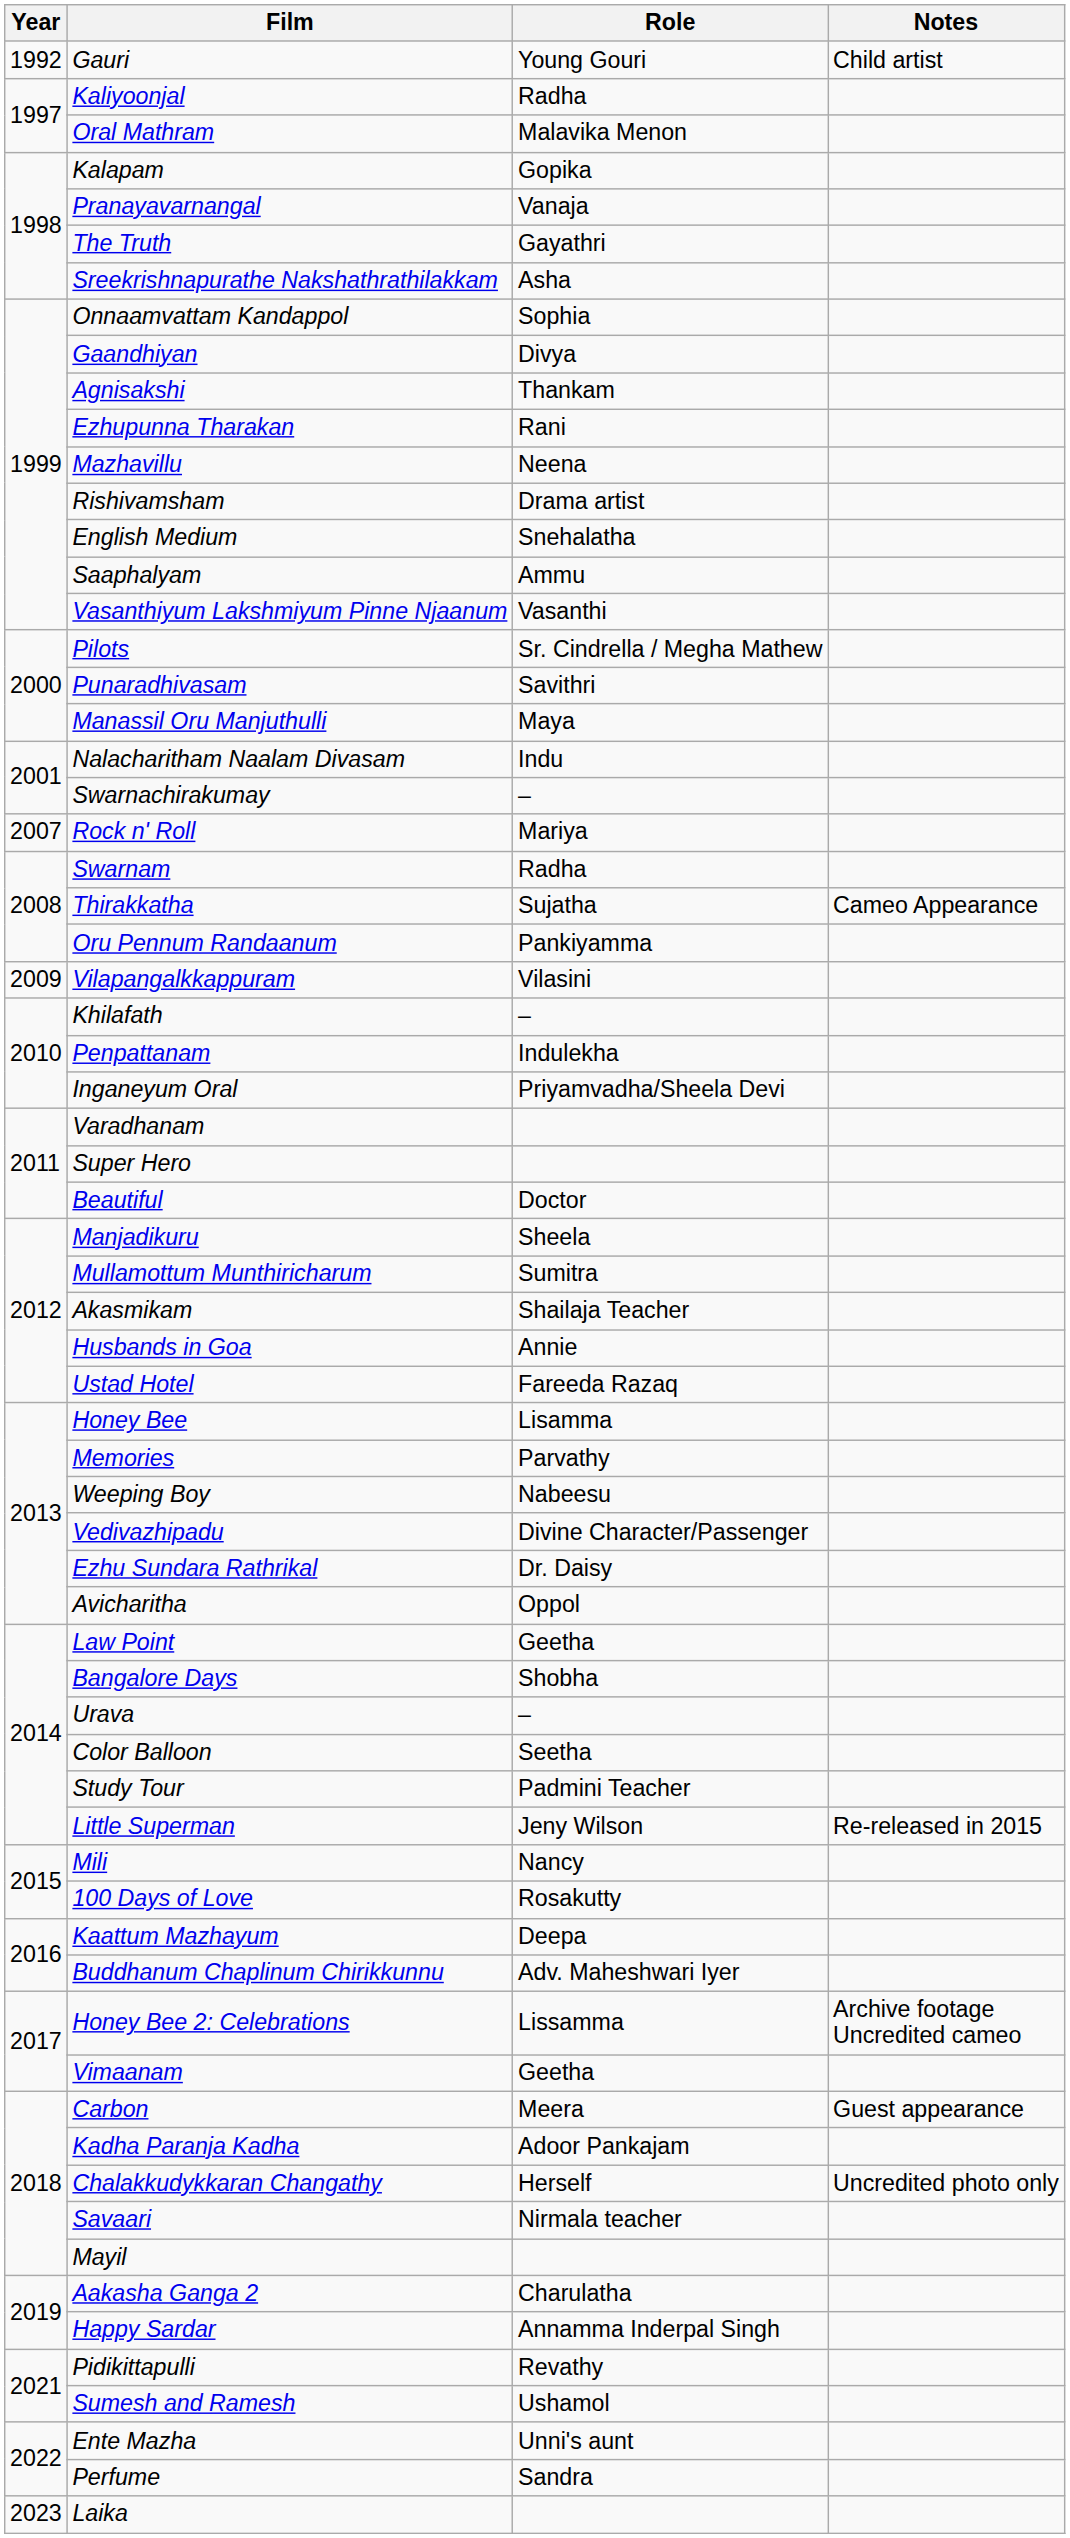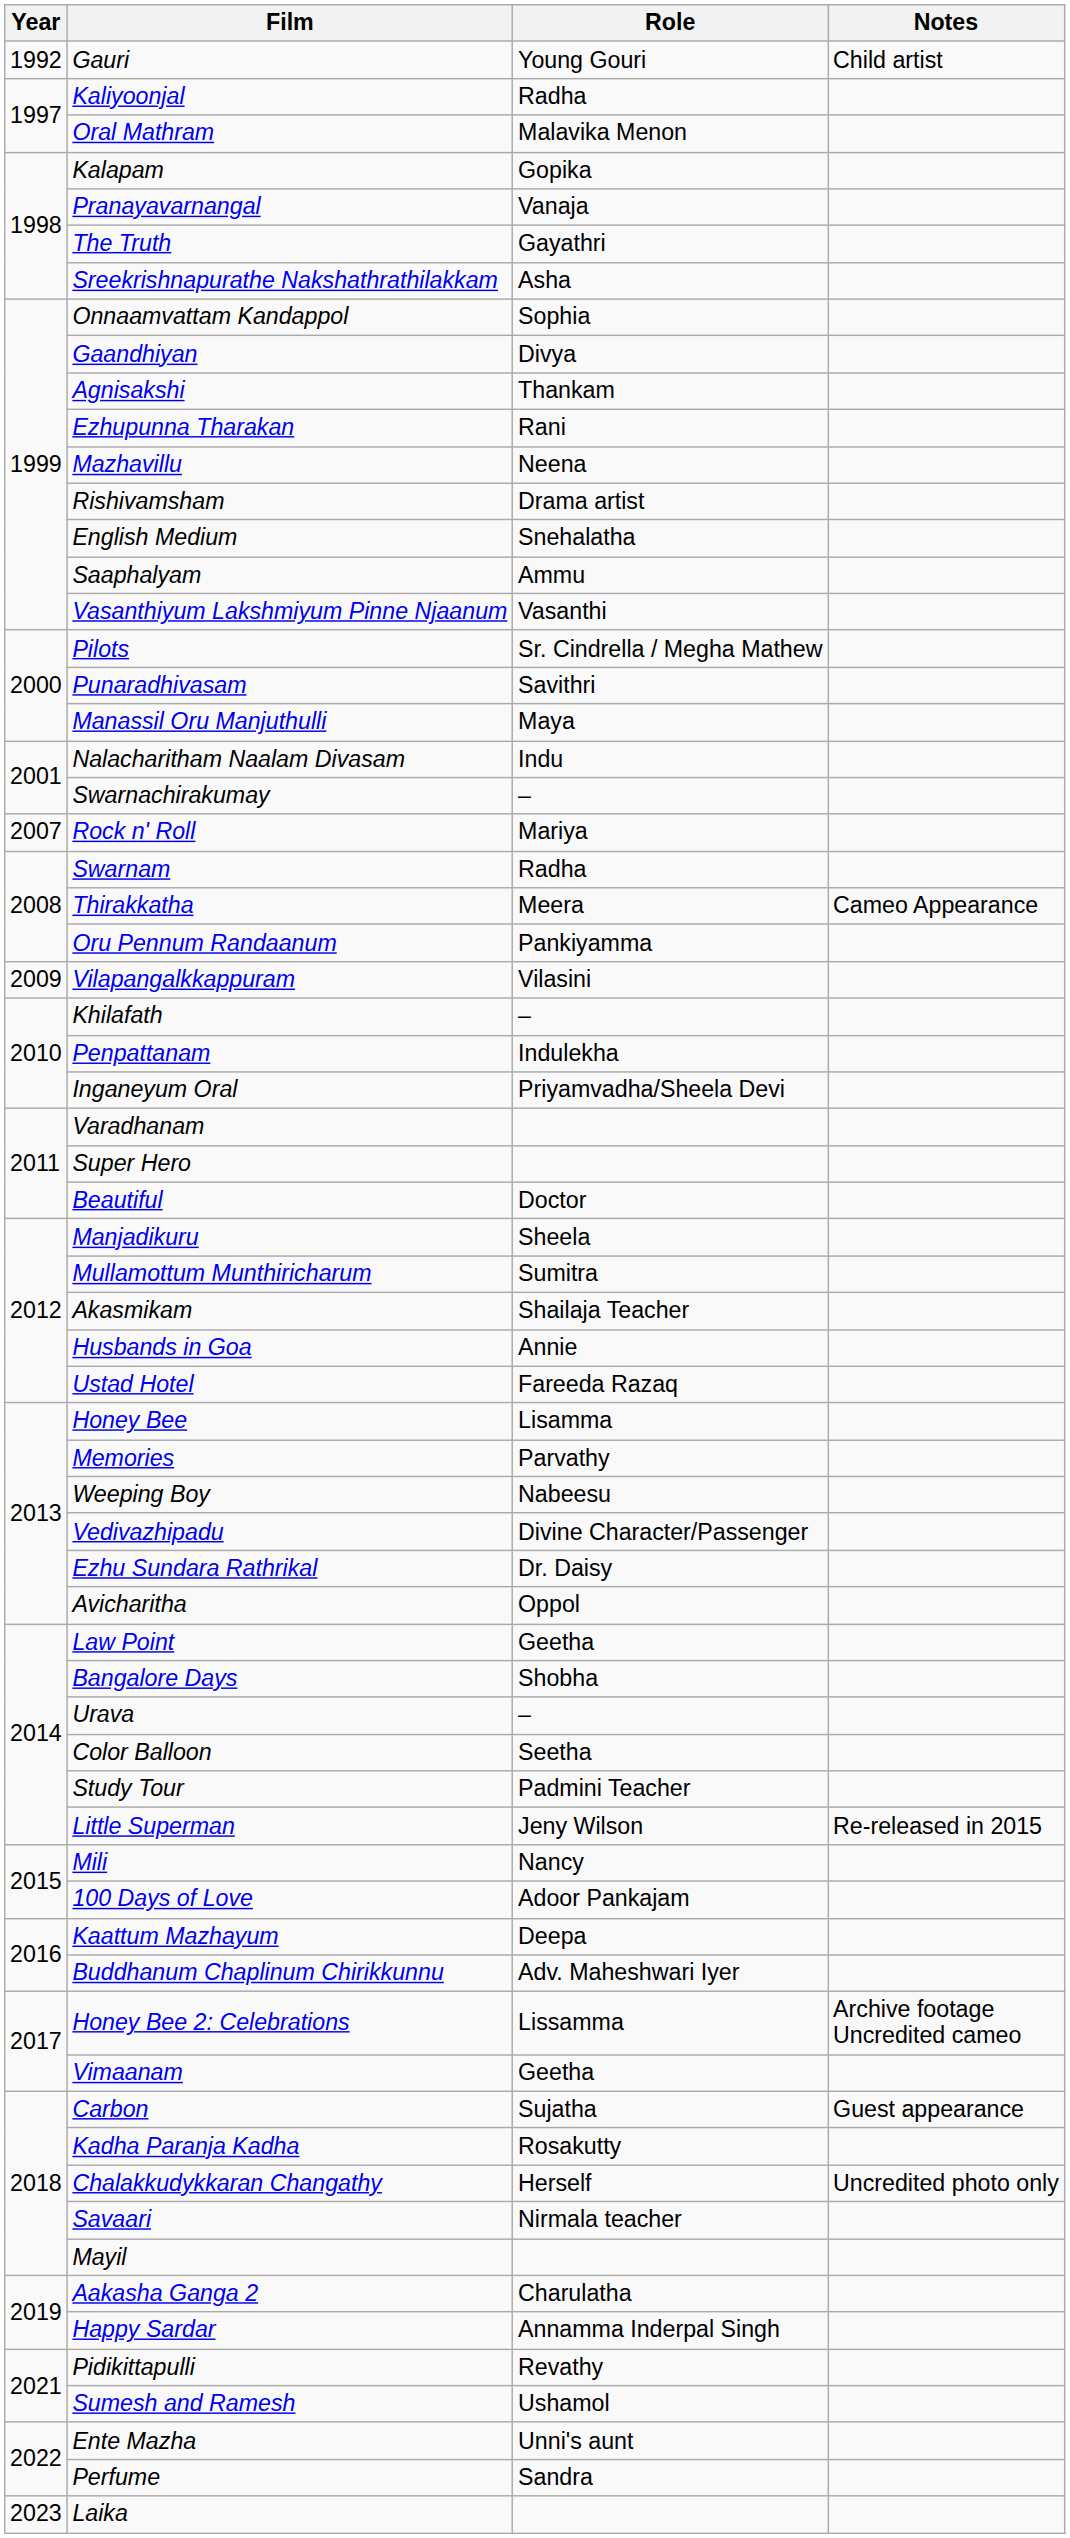(557, 905) Sujatha -> (551, 905) Meera
(570, 1899) Rosakutty -> (604, 1899) Adoor Pankajam
(551, 2109) Meera -> (557, 2109) Sujatha
(604, 2146) Adoor Pankajam -> (570, 2146) Rosakutty
